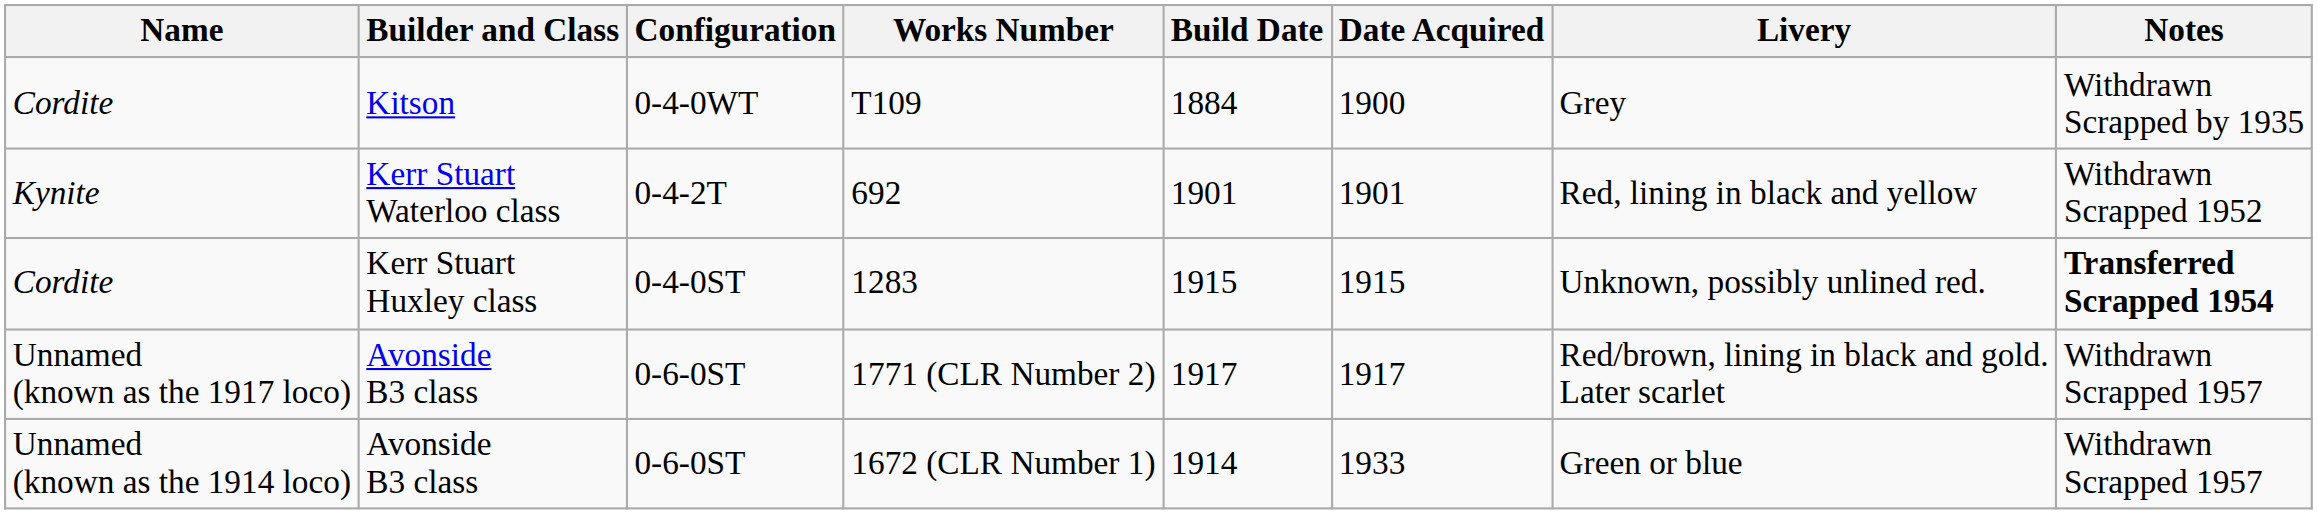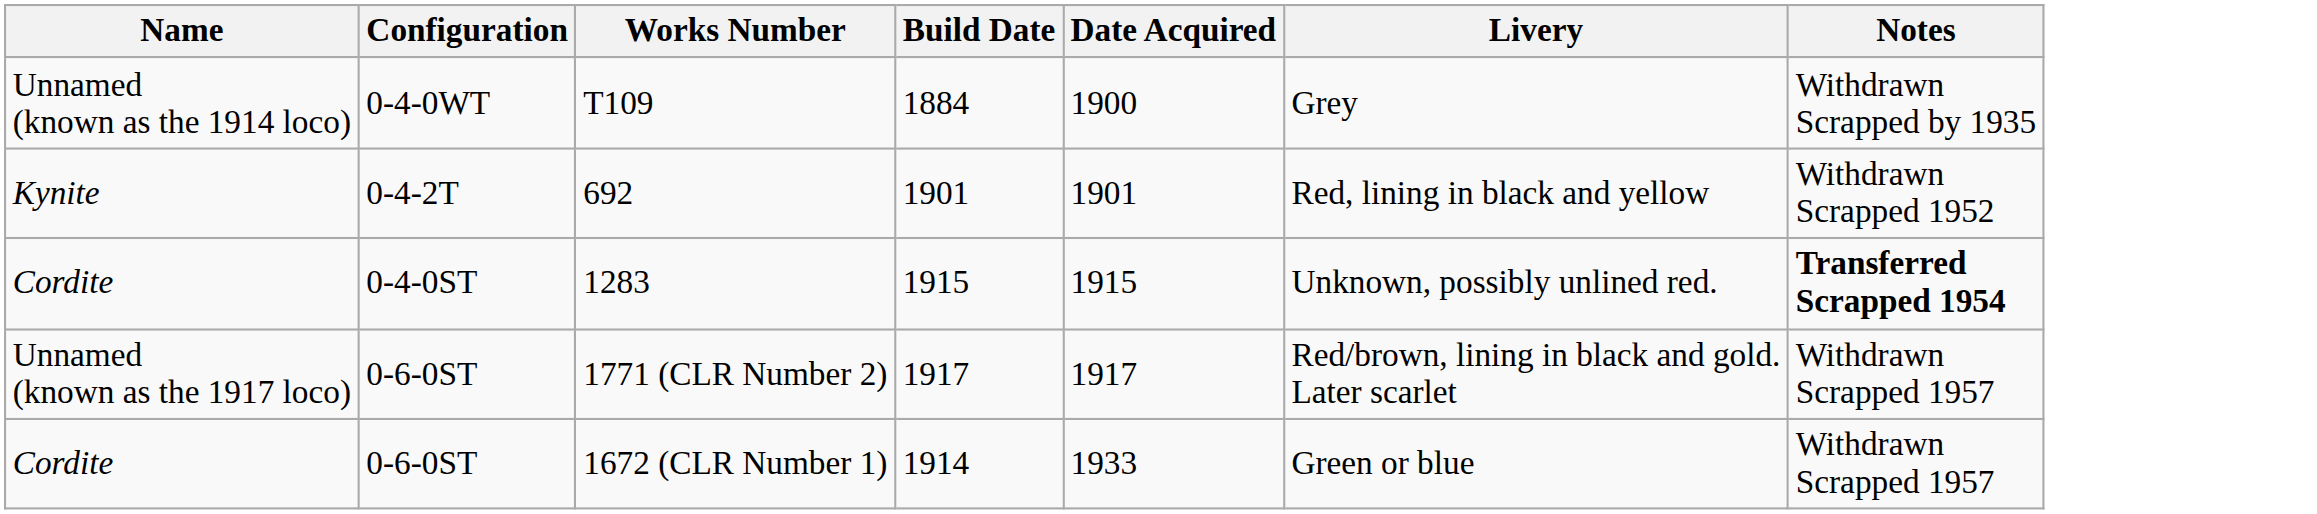- column: (493, 30)
(63, 102) Cordite -> (182, 102) Unnamed (known as the 1914 loco)
(182, 463) Unnamed (known as the 1914 loco) -> (63, 463) Cordite
